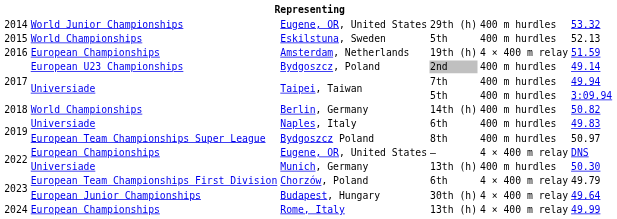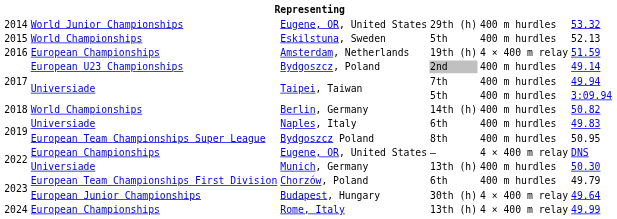(586, 138) 50.97 -> (586, 138) 50.95
(524, 181) 4 × 400 m relay -> (518, 181) 400 m hurdles
